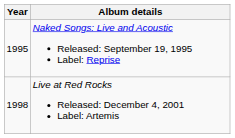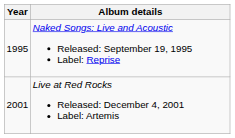(17, 105) 1998 -> (17, 105) 2001
